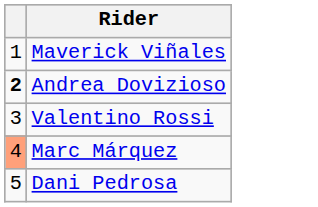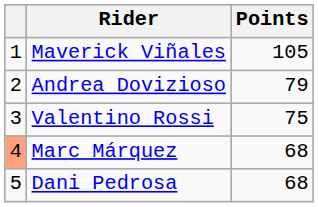+ column: (272, 22)
(16, 87) bold -> (16, 87) normal
